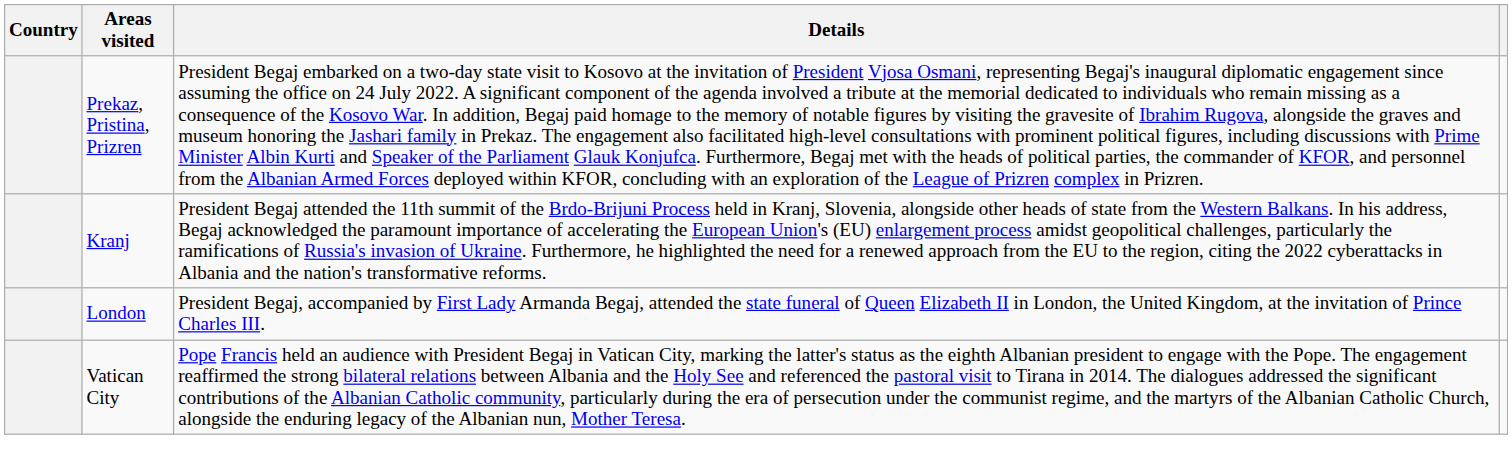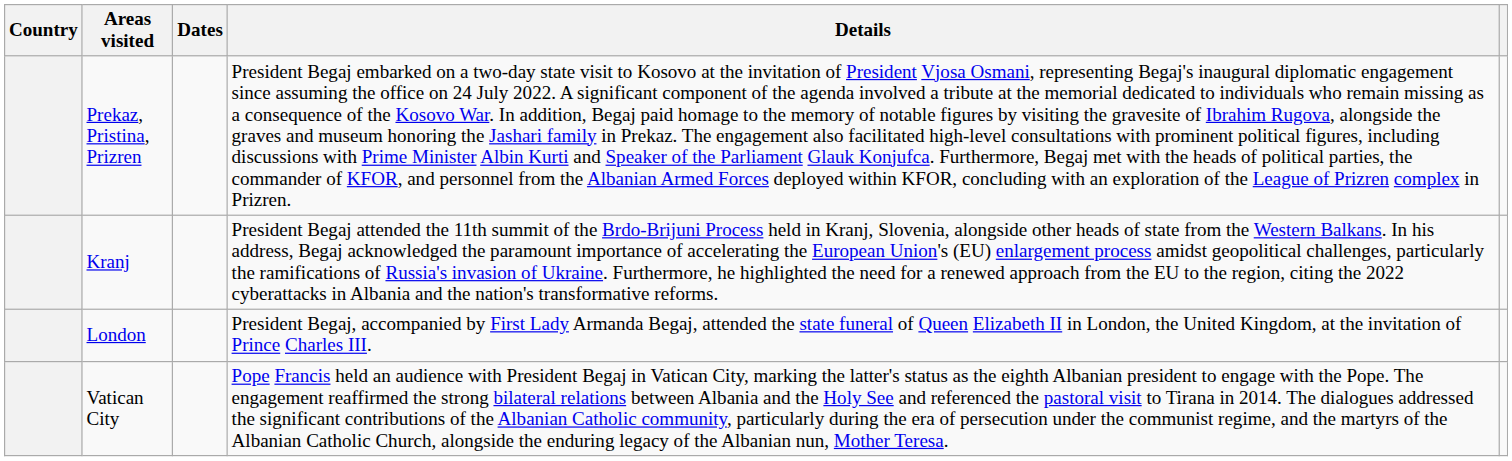+ column: (200, 30)
